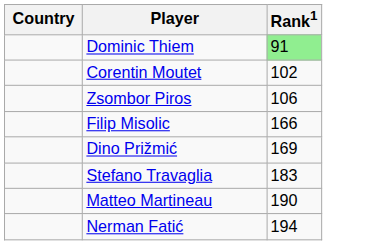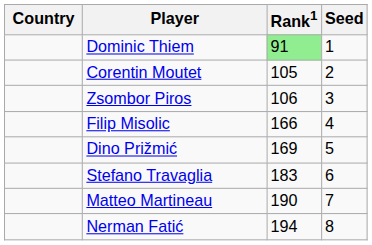+ column: (344, 19)
(284, 72) 102 -> (284, 72) 105
